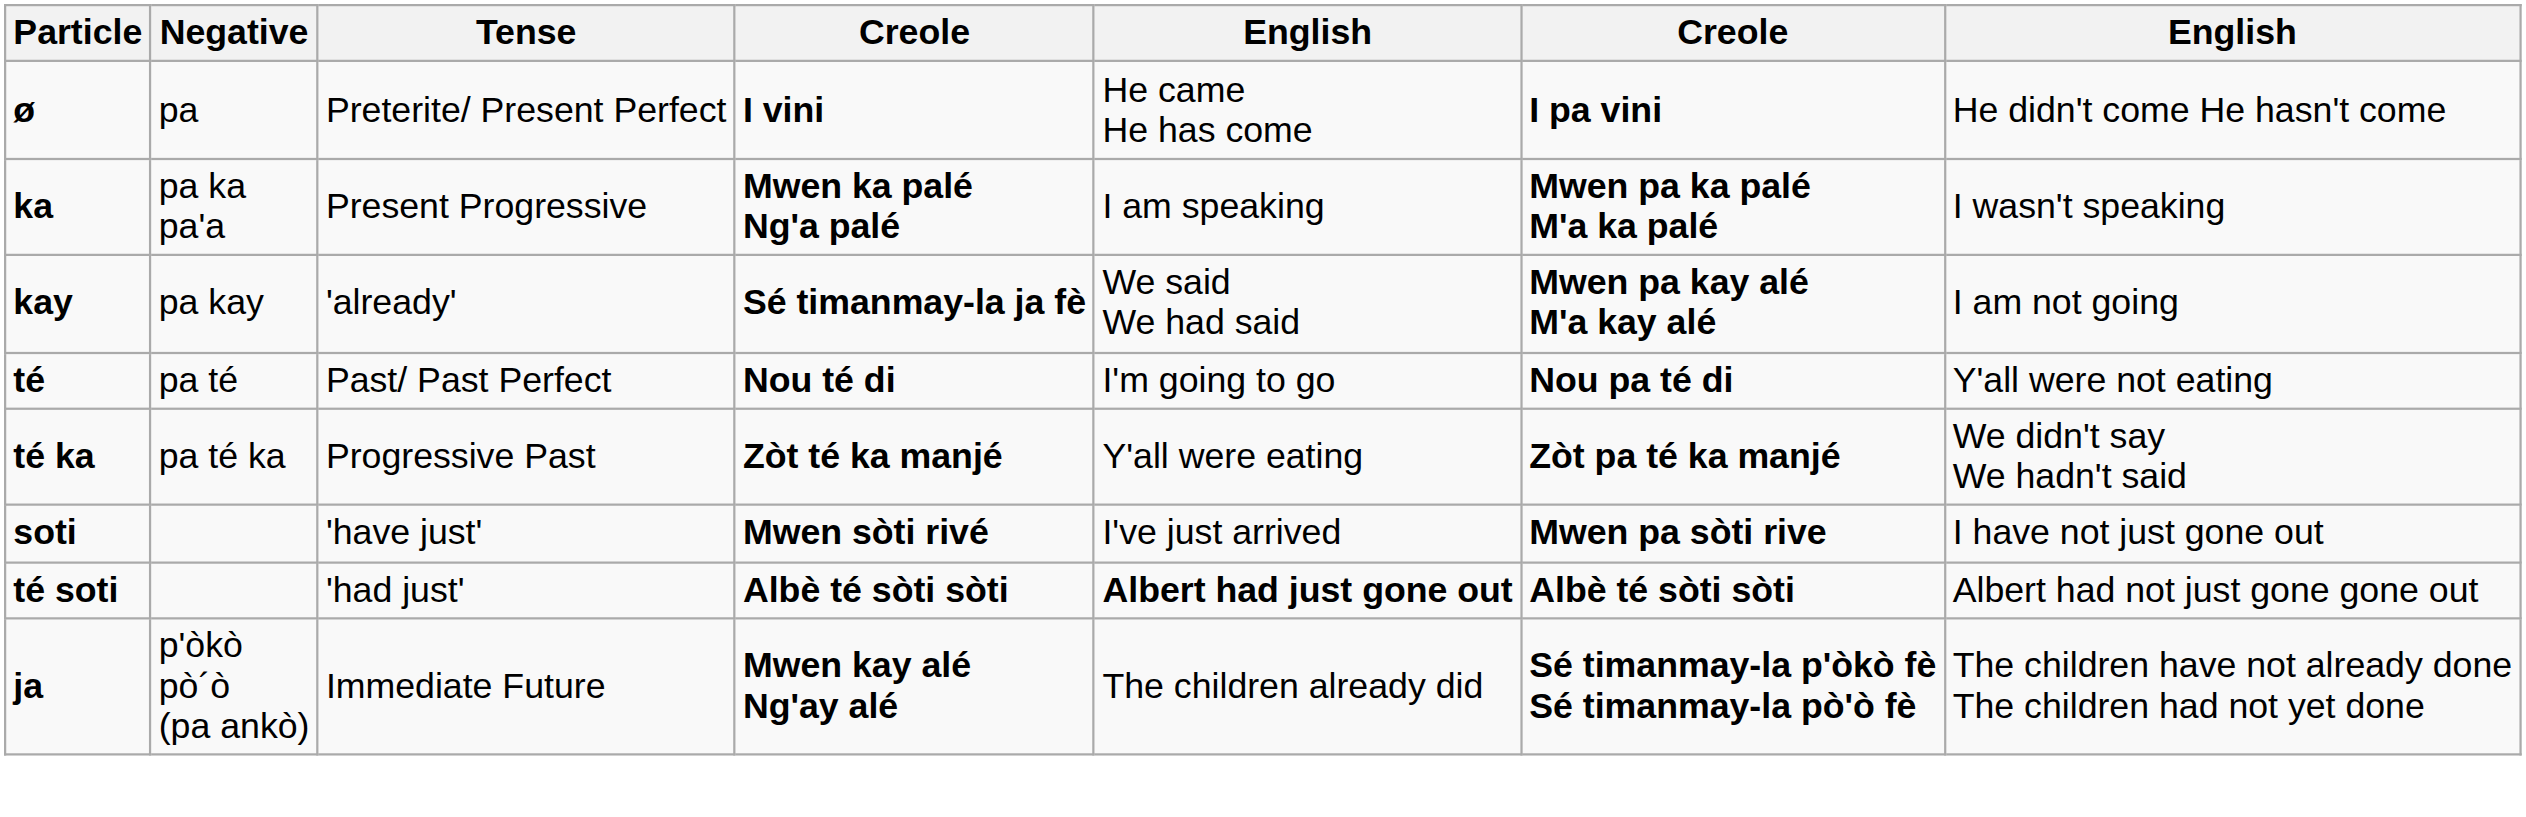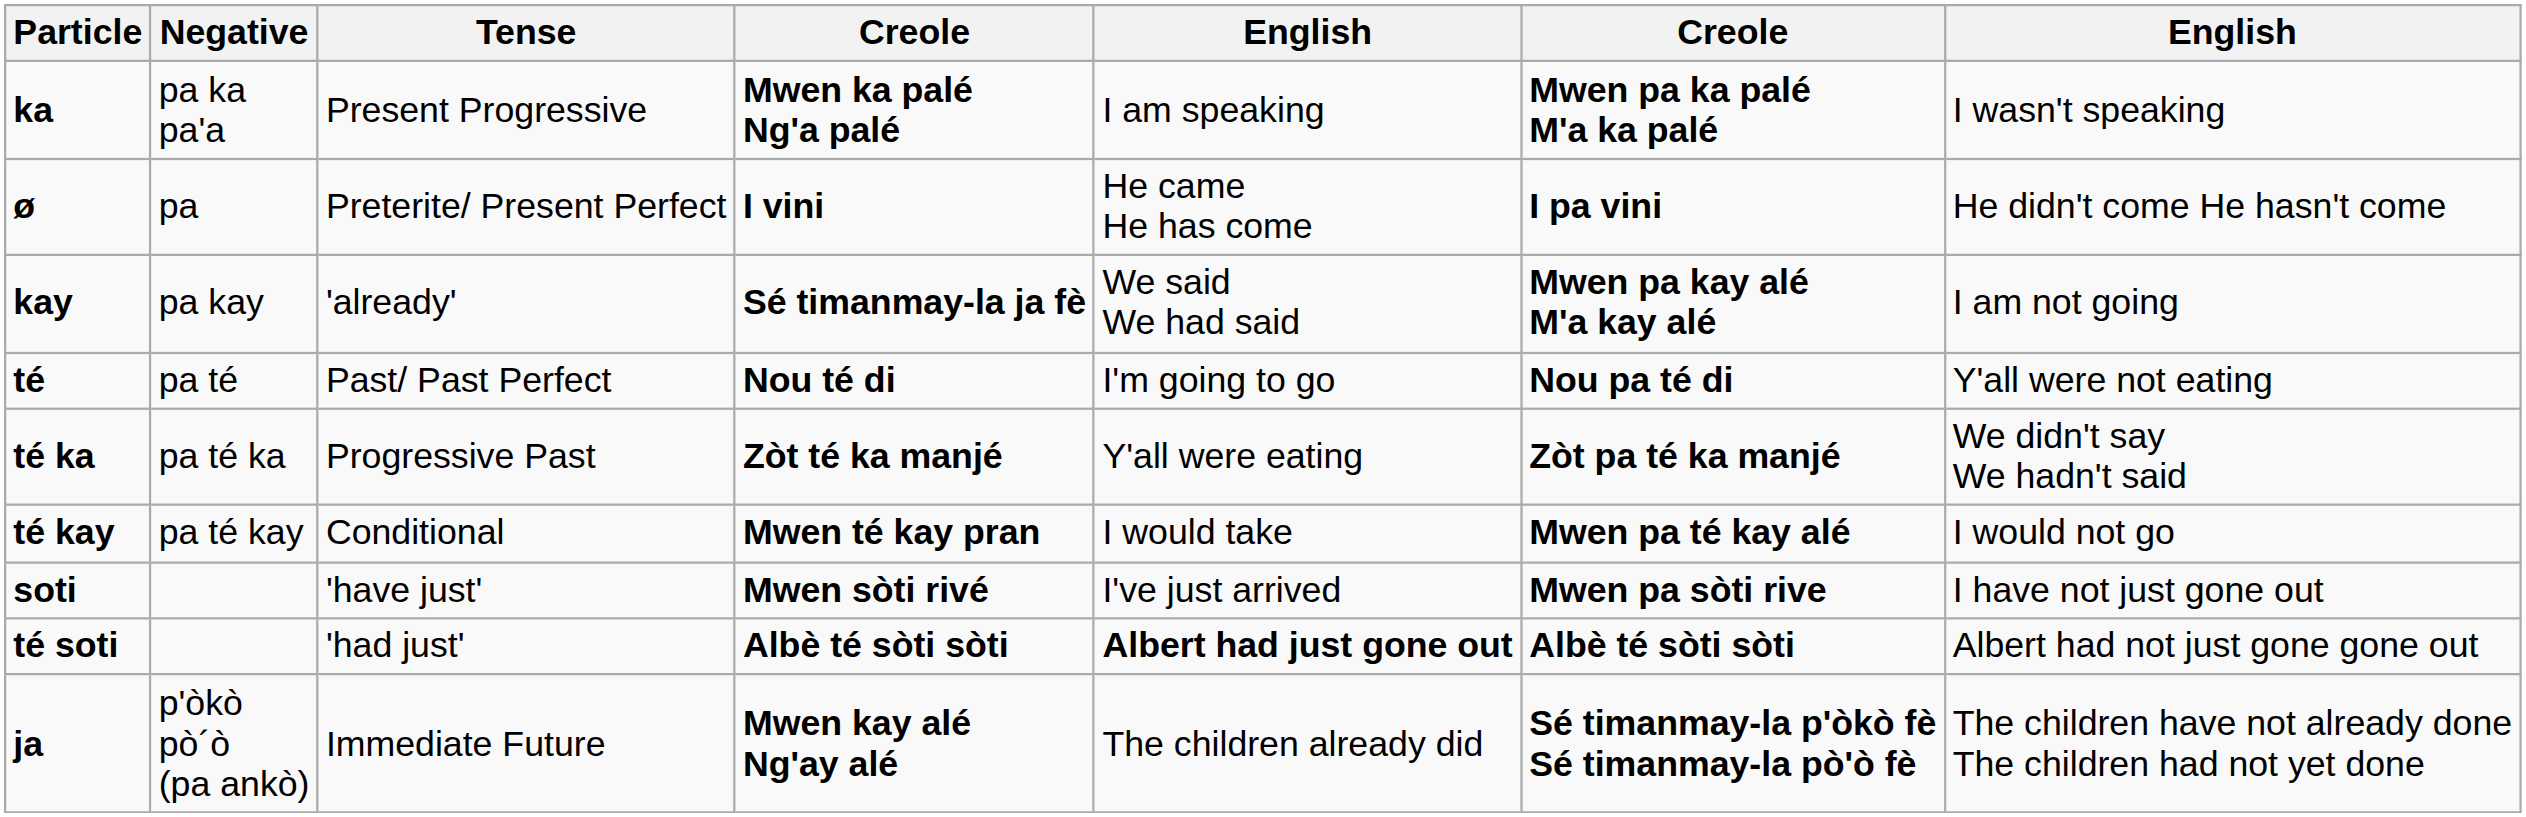rows swapped: (24, 109) <-> (33, 206)
+ row: (64, 532)
